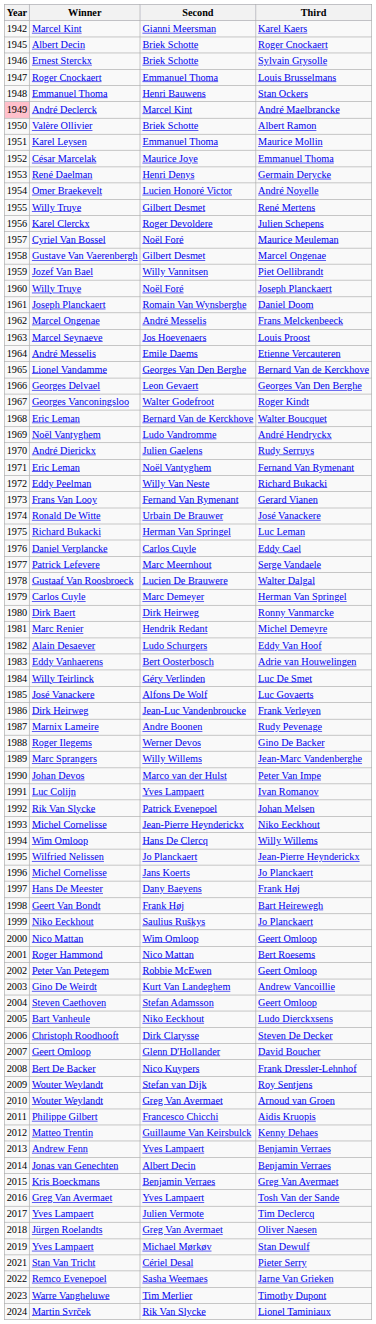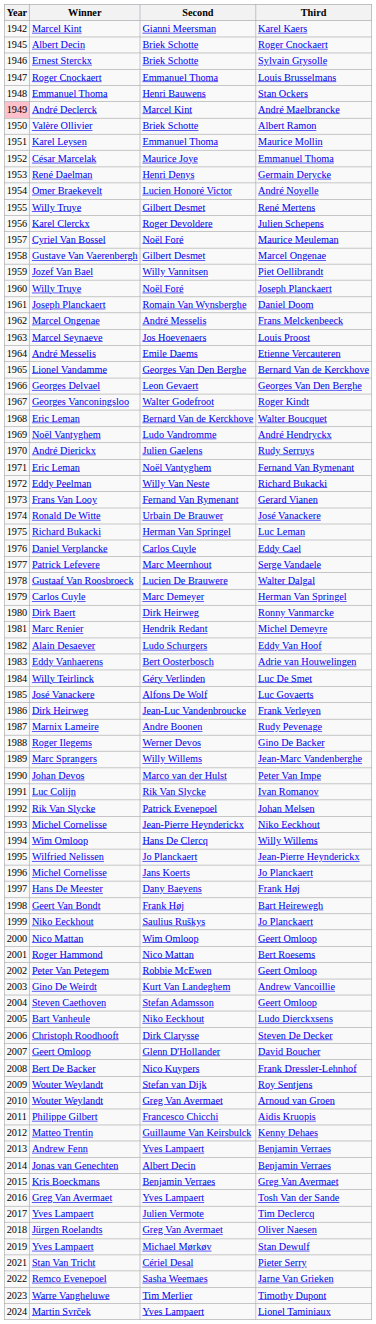(173, 792) Yves Lampaert -> (174, 792) Rik Van Slycke
(174, 1311) Rik Van Slycke -> (173, 1311) Yves Lampaert
